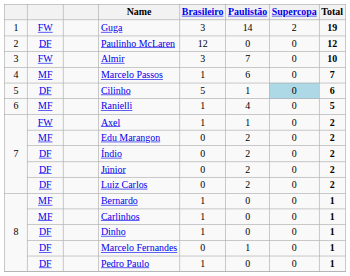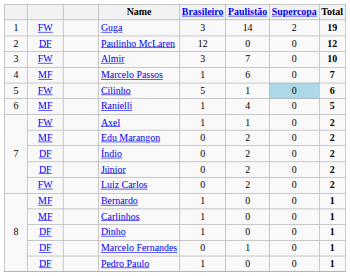(45, 91) DF -> (45, 91) FW
(45, 185) DF -> (45, 185) FW
